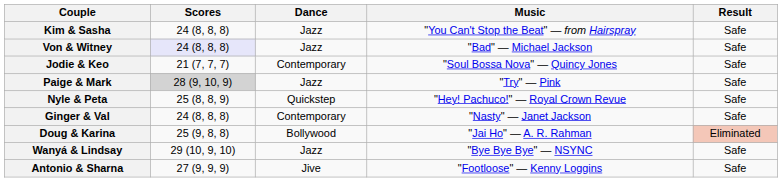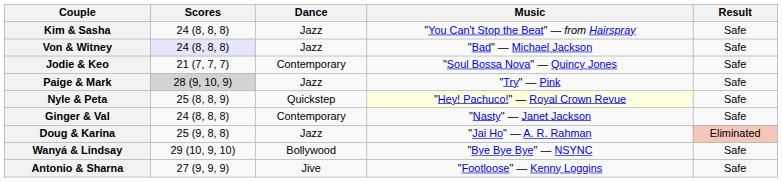(530, 99) no background -> (530, 99) lightyellow background
(311, 133) Bollywood -> (311, 133) Jazz
(311, 151) Jazz -> (311, 151) Bollywood
